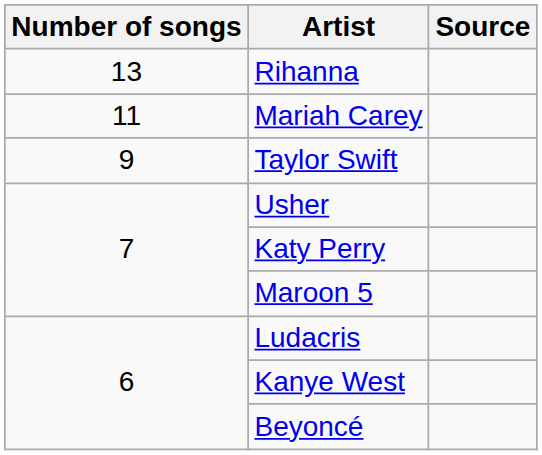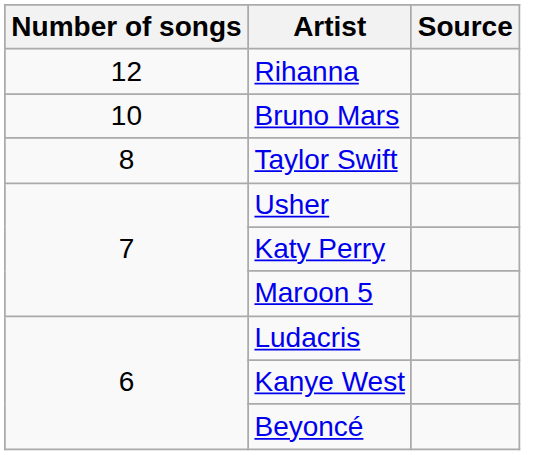(126, 71) 13 -> (126, 71) 12
- row: (338, 115)
+ row: (327, 115)
(126, 159) 9 -> (126, 159) 8
